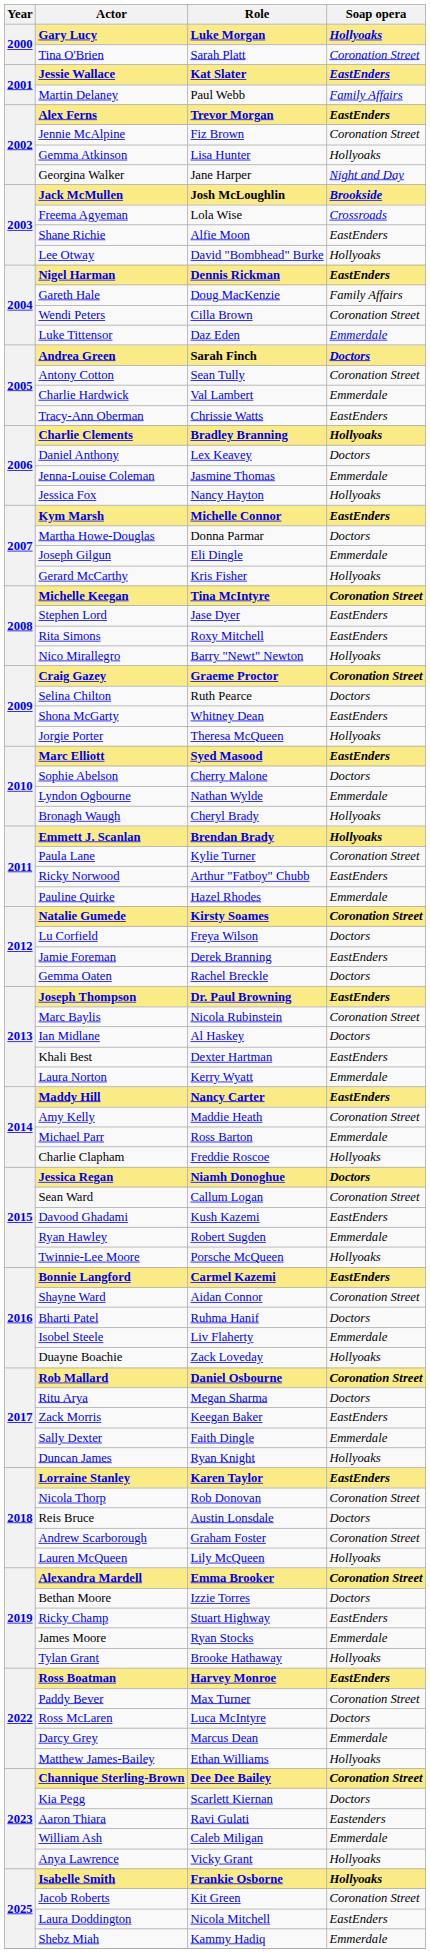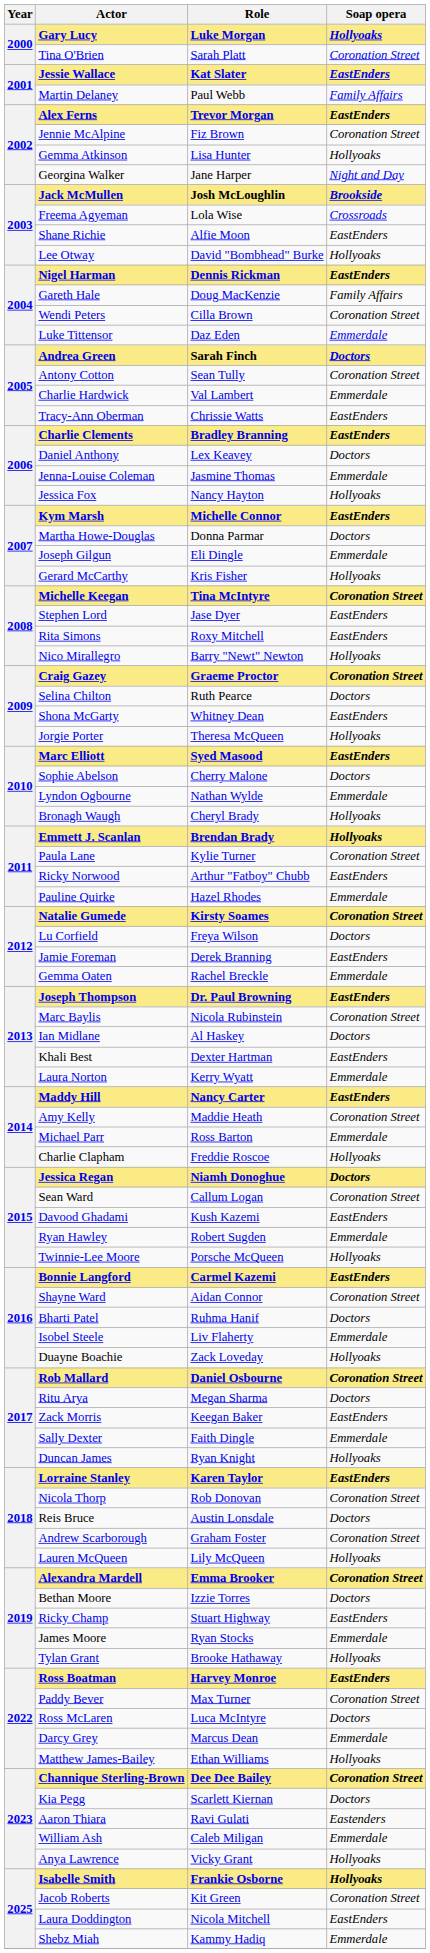(356, 435) Hollyoaks -> (360, 435) EastEnders
(350, 976) Doctors -> (358, 976) Emmerdale
